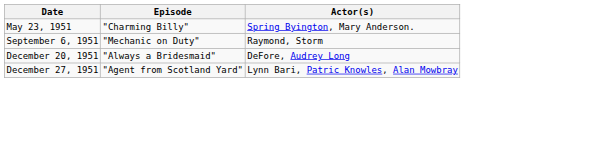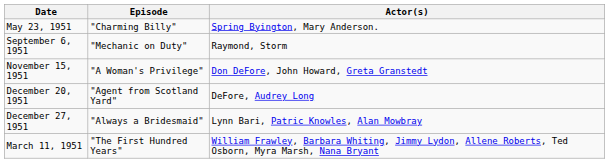+ row: (39, 71)
(159, 56) "Always a Bridesmaid" -> (144, 96) "Agent from Scotland Yard"
(173, 70) "Agent from Scotland Yard" -> (147, 121) "Always a Bridesmaid"
+ row: (44, 146)
